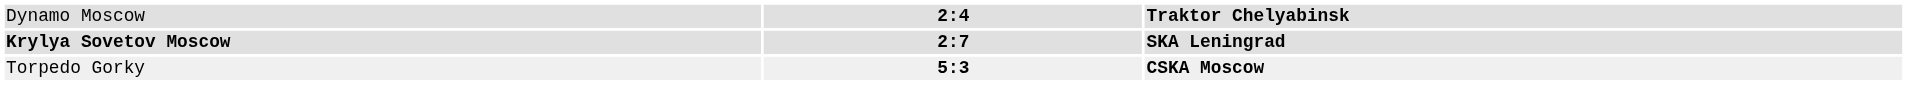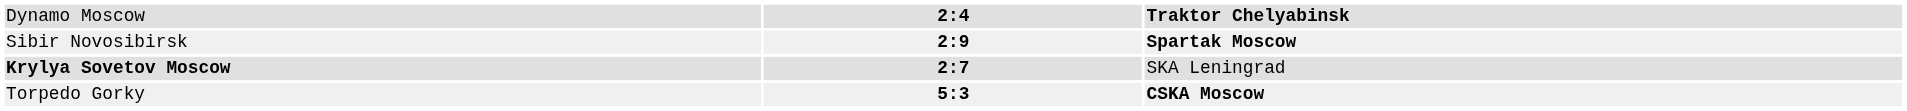+ row: (97, 42)
(1216, 42) bold -> (1216, 68) normal
